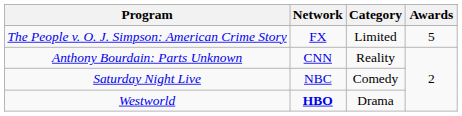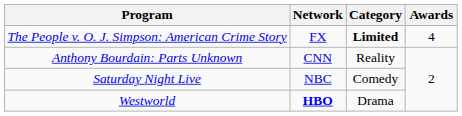(376, 36) normal -> (376, 36) bold
(431, 36) 5 -> (431, 36) 4
